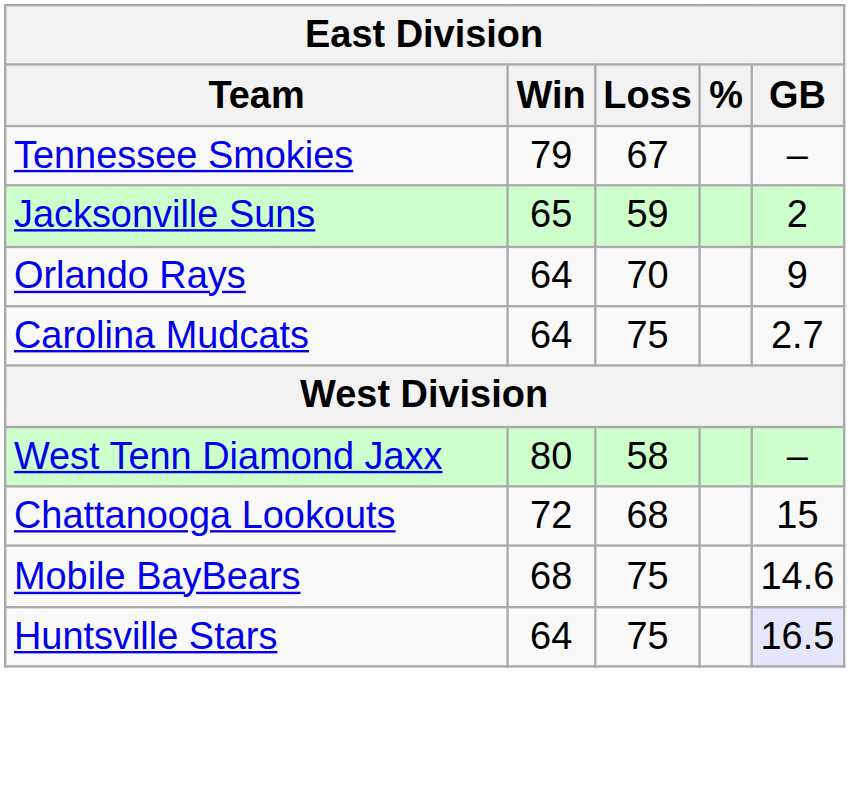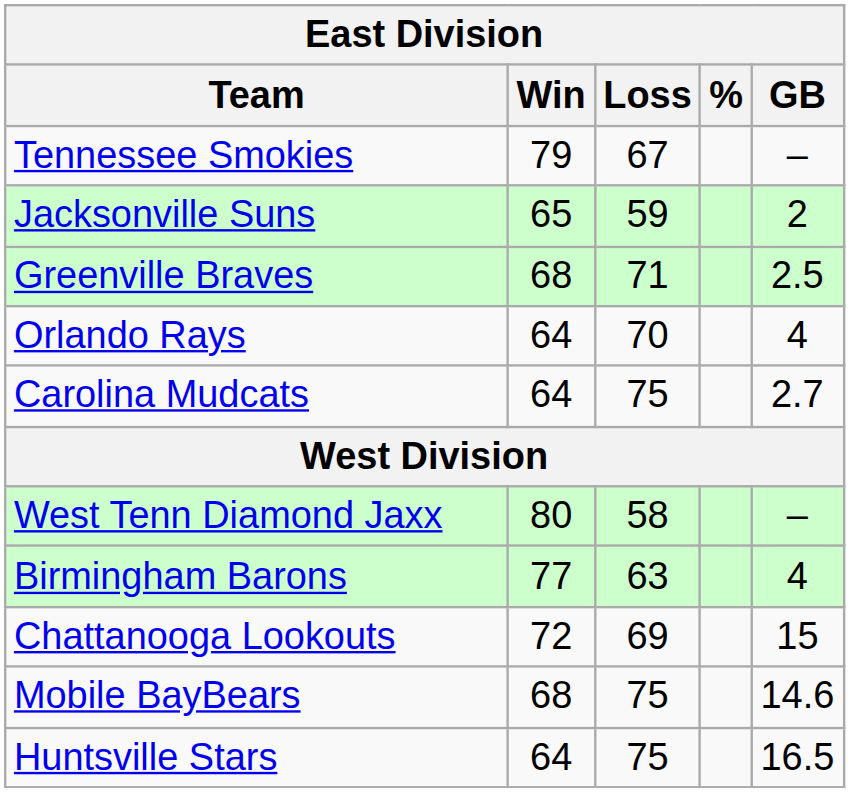+ row: (164, 275)
(797, 275) 9 -> (797, 335) 4
+ row: (180, 575)
(648, 515) 68 -> (648, 635) 69
(797, 635) lavender background -> (797, 756) no background
